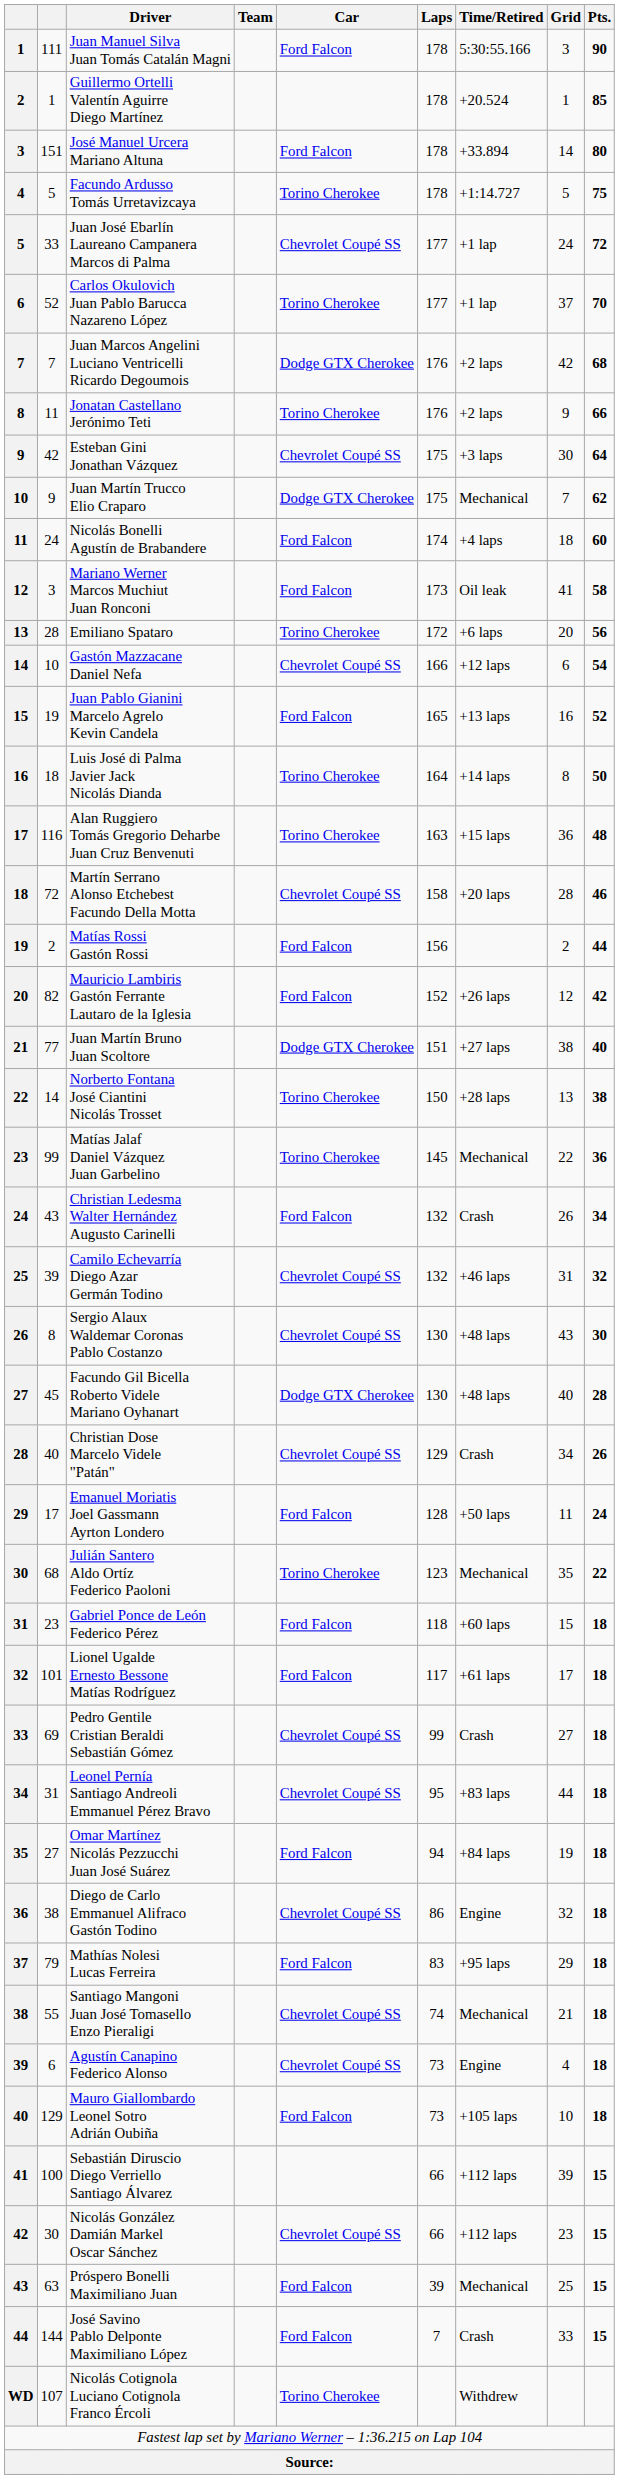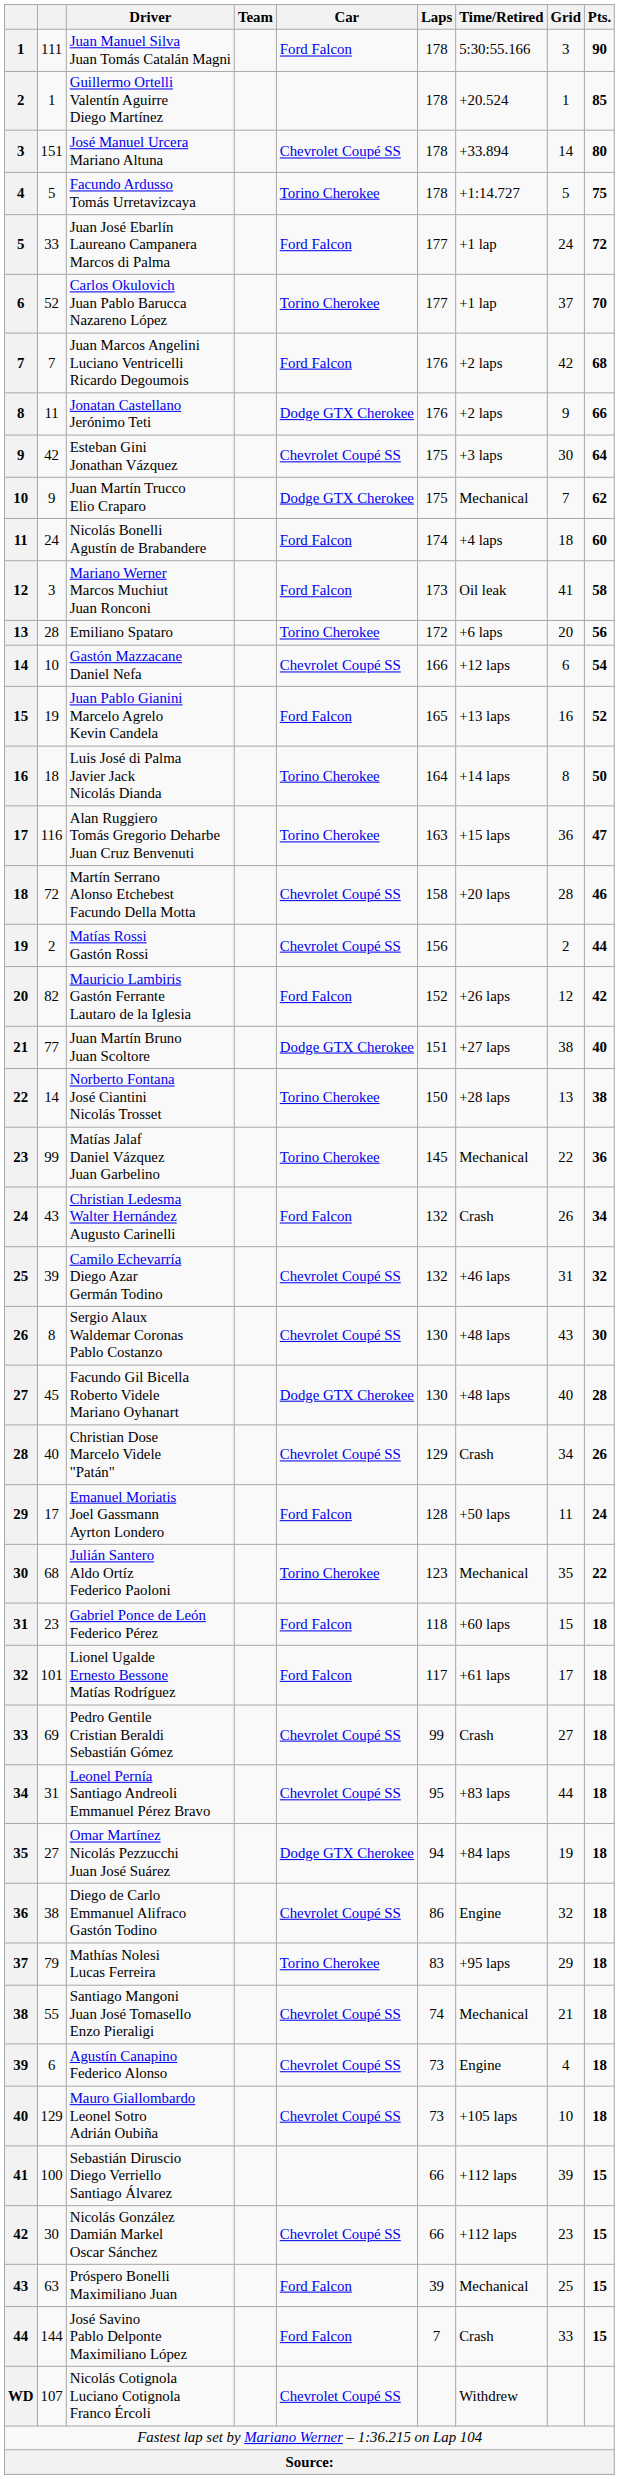(316, 151) Ford Falcon -> (340, 151) Chevrolet Coupé SS
(340, 244) Chevrolet Coupé SS -> (316, 244) Ford Falcon
(347, 363) Dodge GTX Cherokee -> (316, 363) Ford Falcon
(330, 414) Torino Cherokee -> (347, 414) Dodge GTX Cherokee
(600, 835) 48 -> (600, 835) 47
(316, 945) Ford Falcon -> (340, 945) Chevrolet Coupé SS
(316, 1853) Ford Falcon -> (347, 1853) Dodge GTX Cherokee
(316, 1964) Ford Falcon -> (330, 1964) Torino Cherokee
(316, 2116) Ford Falcon -> (340, 2116) Chevrolet Coupé SS
(330, 2396) Torino Cherokee -> (340, 2396) Chevrolet Coupé SS
